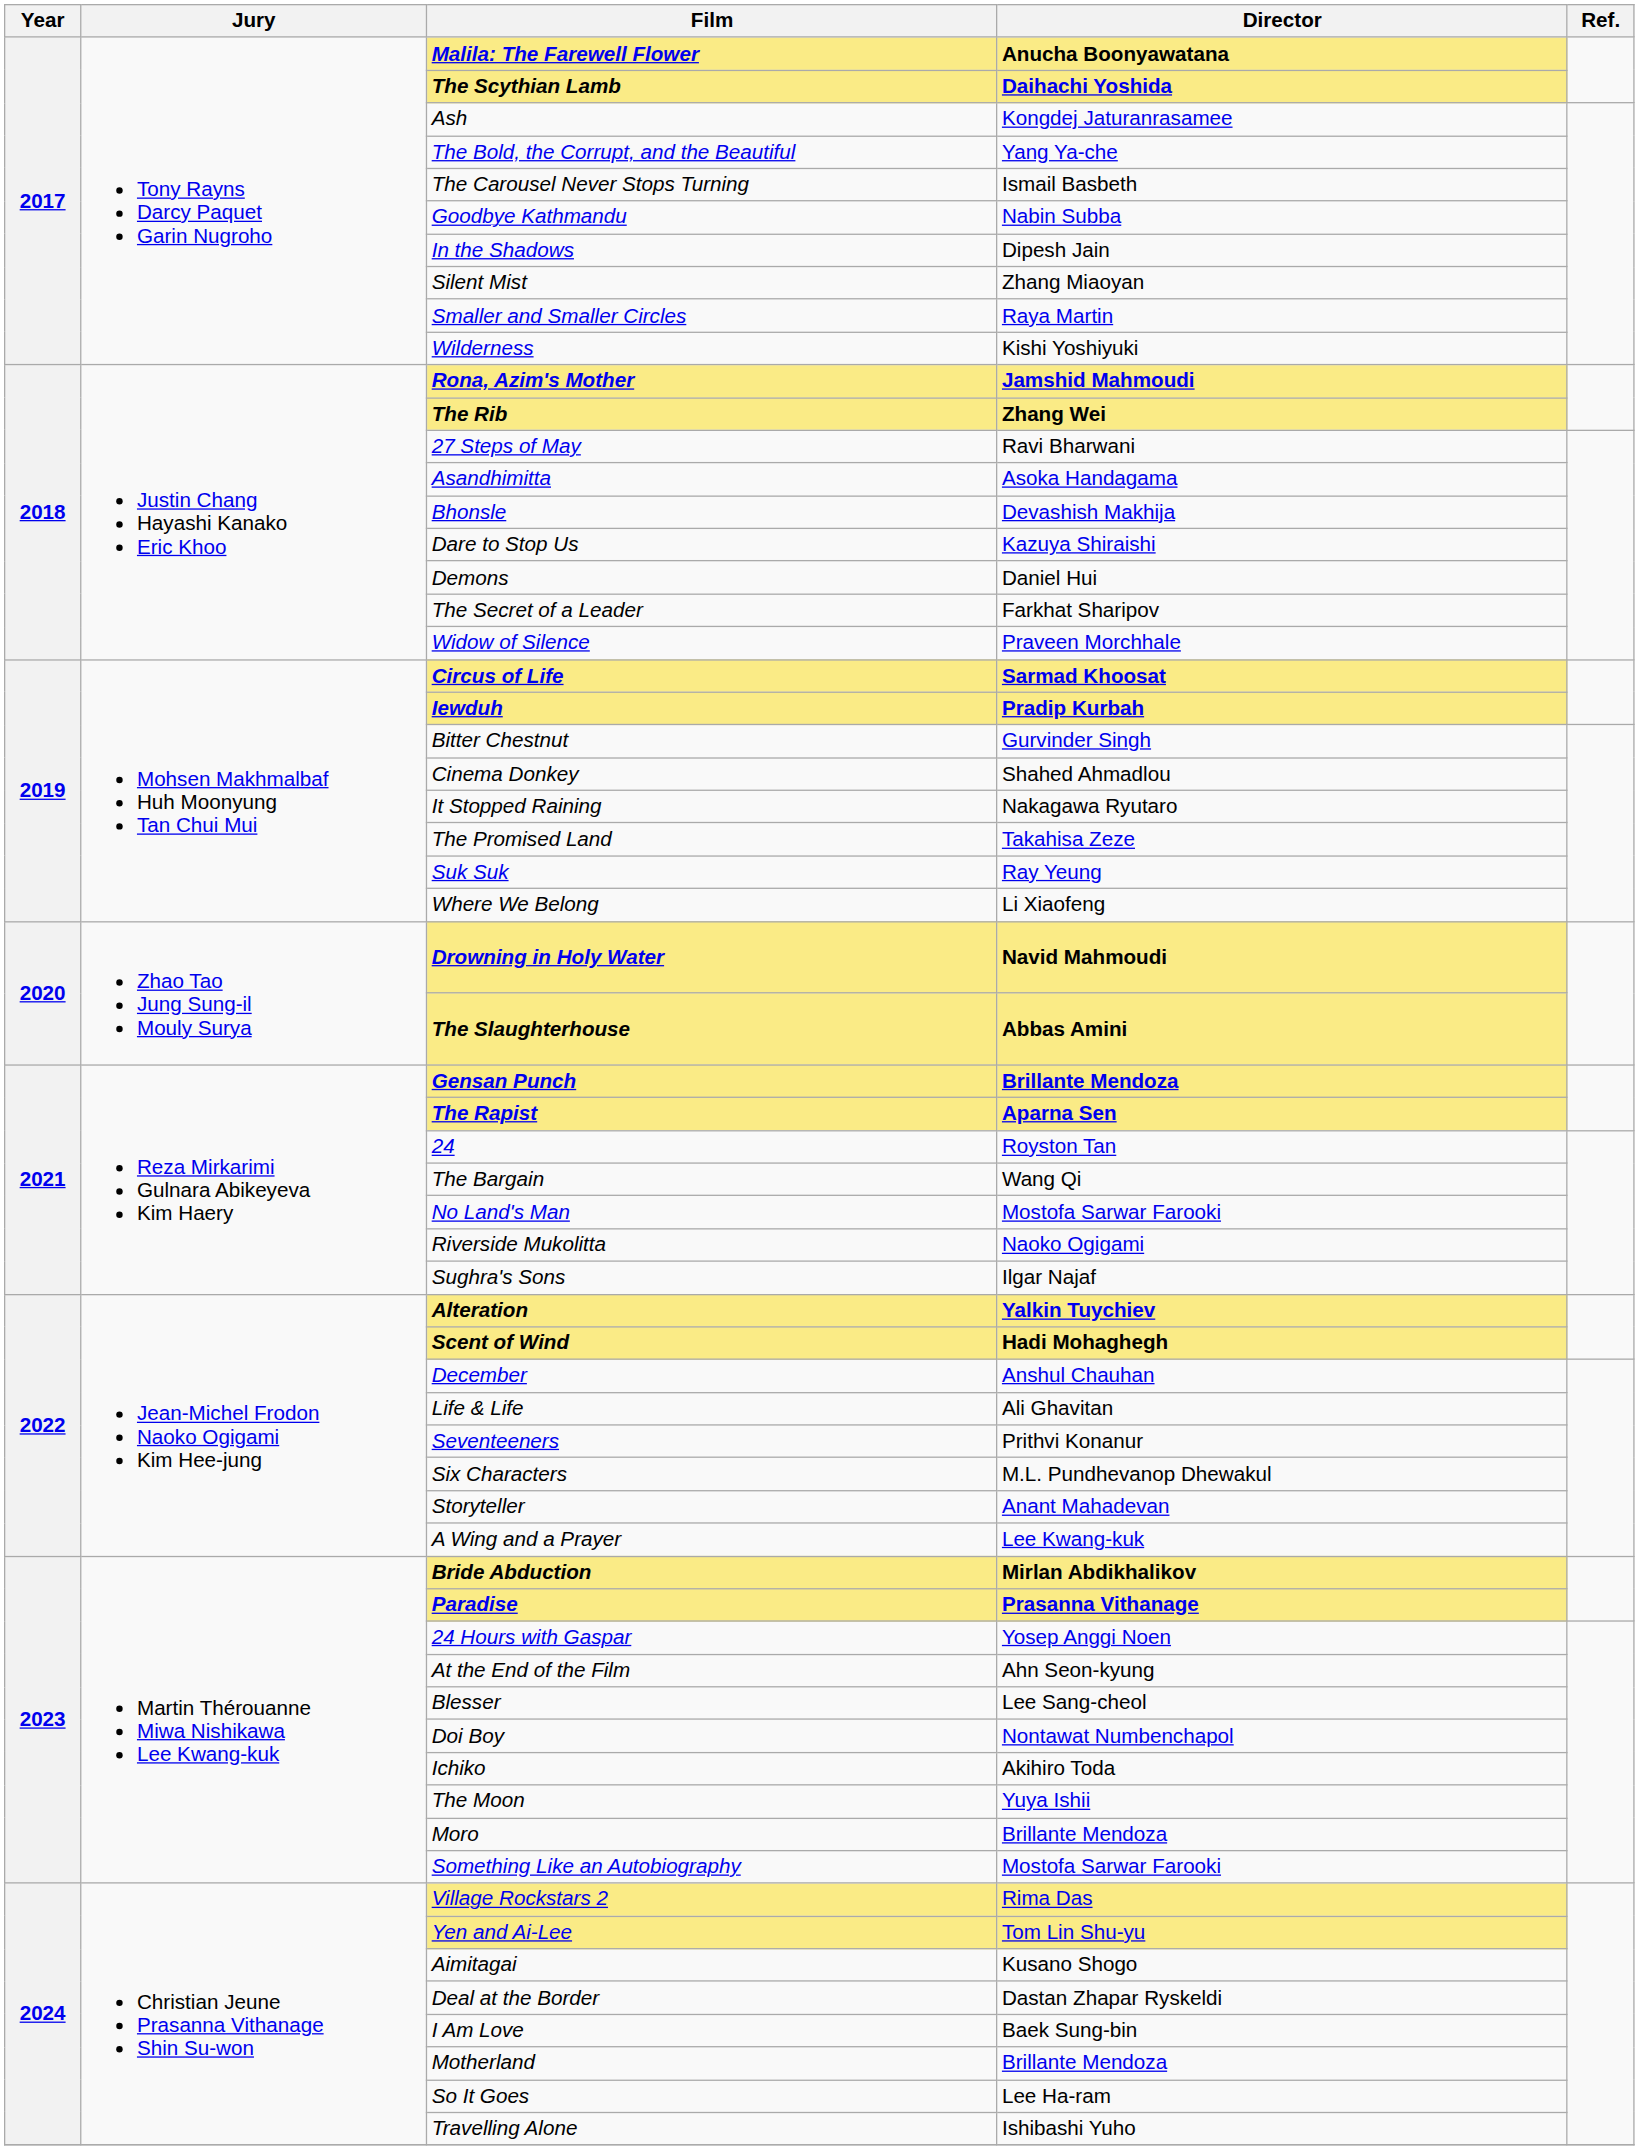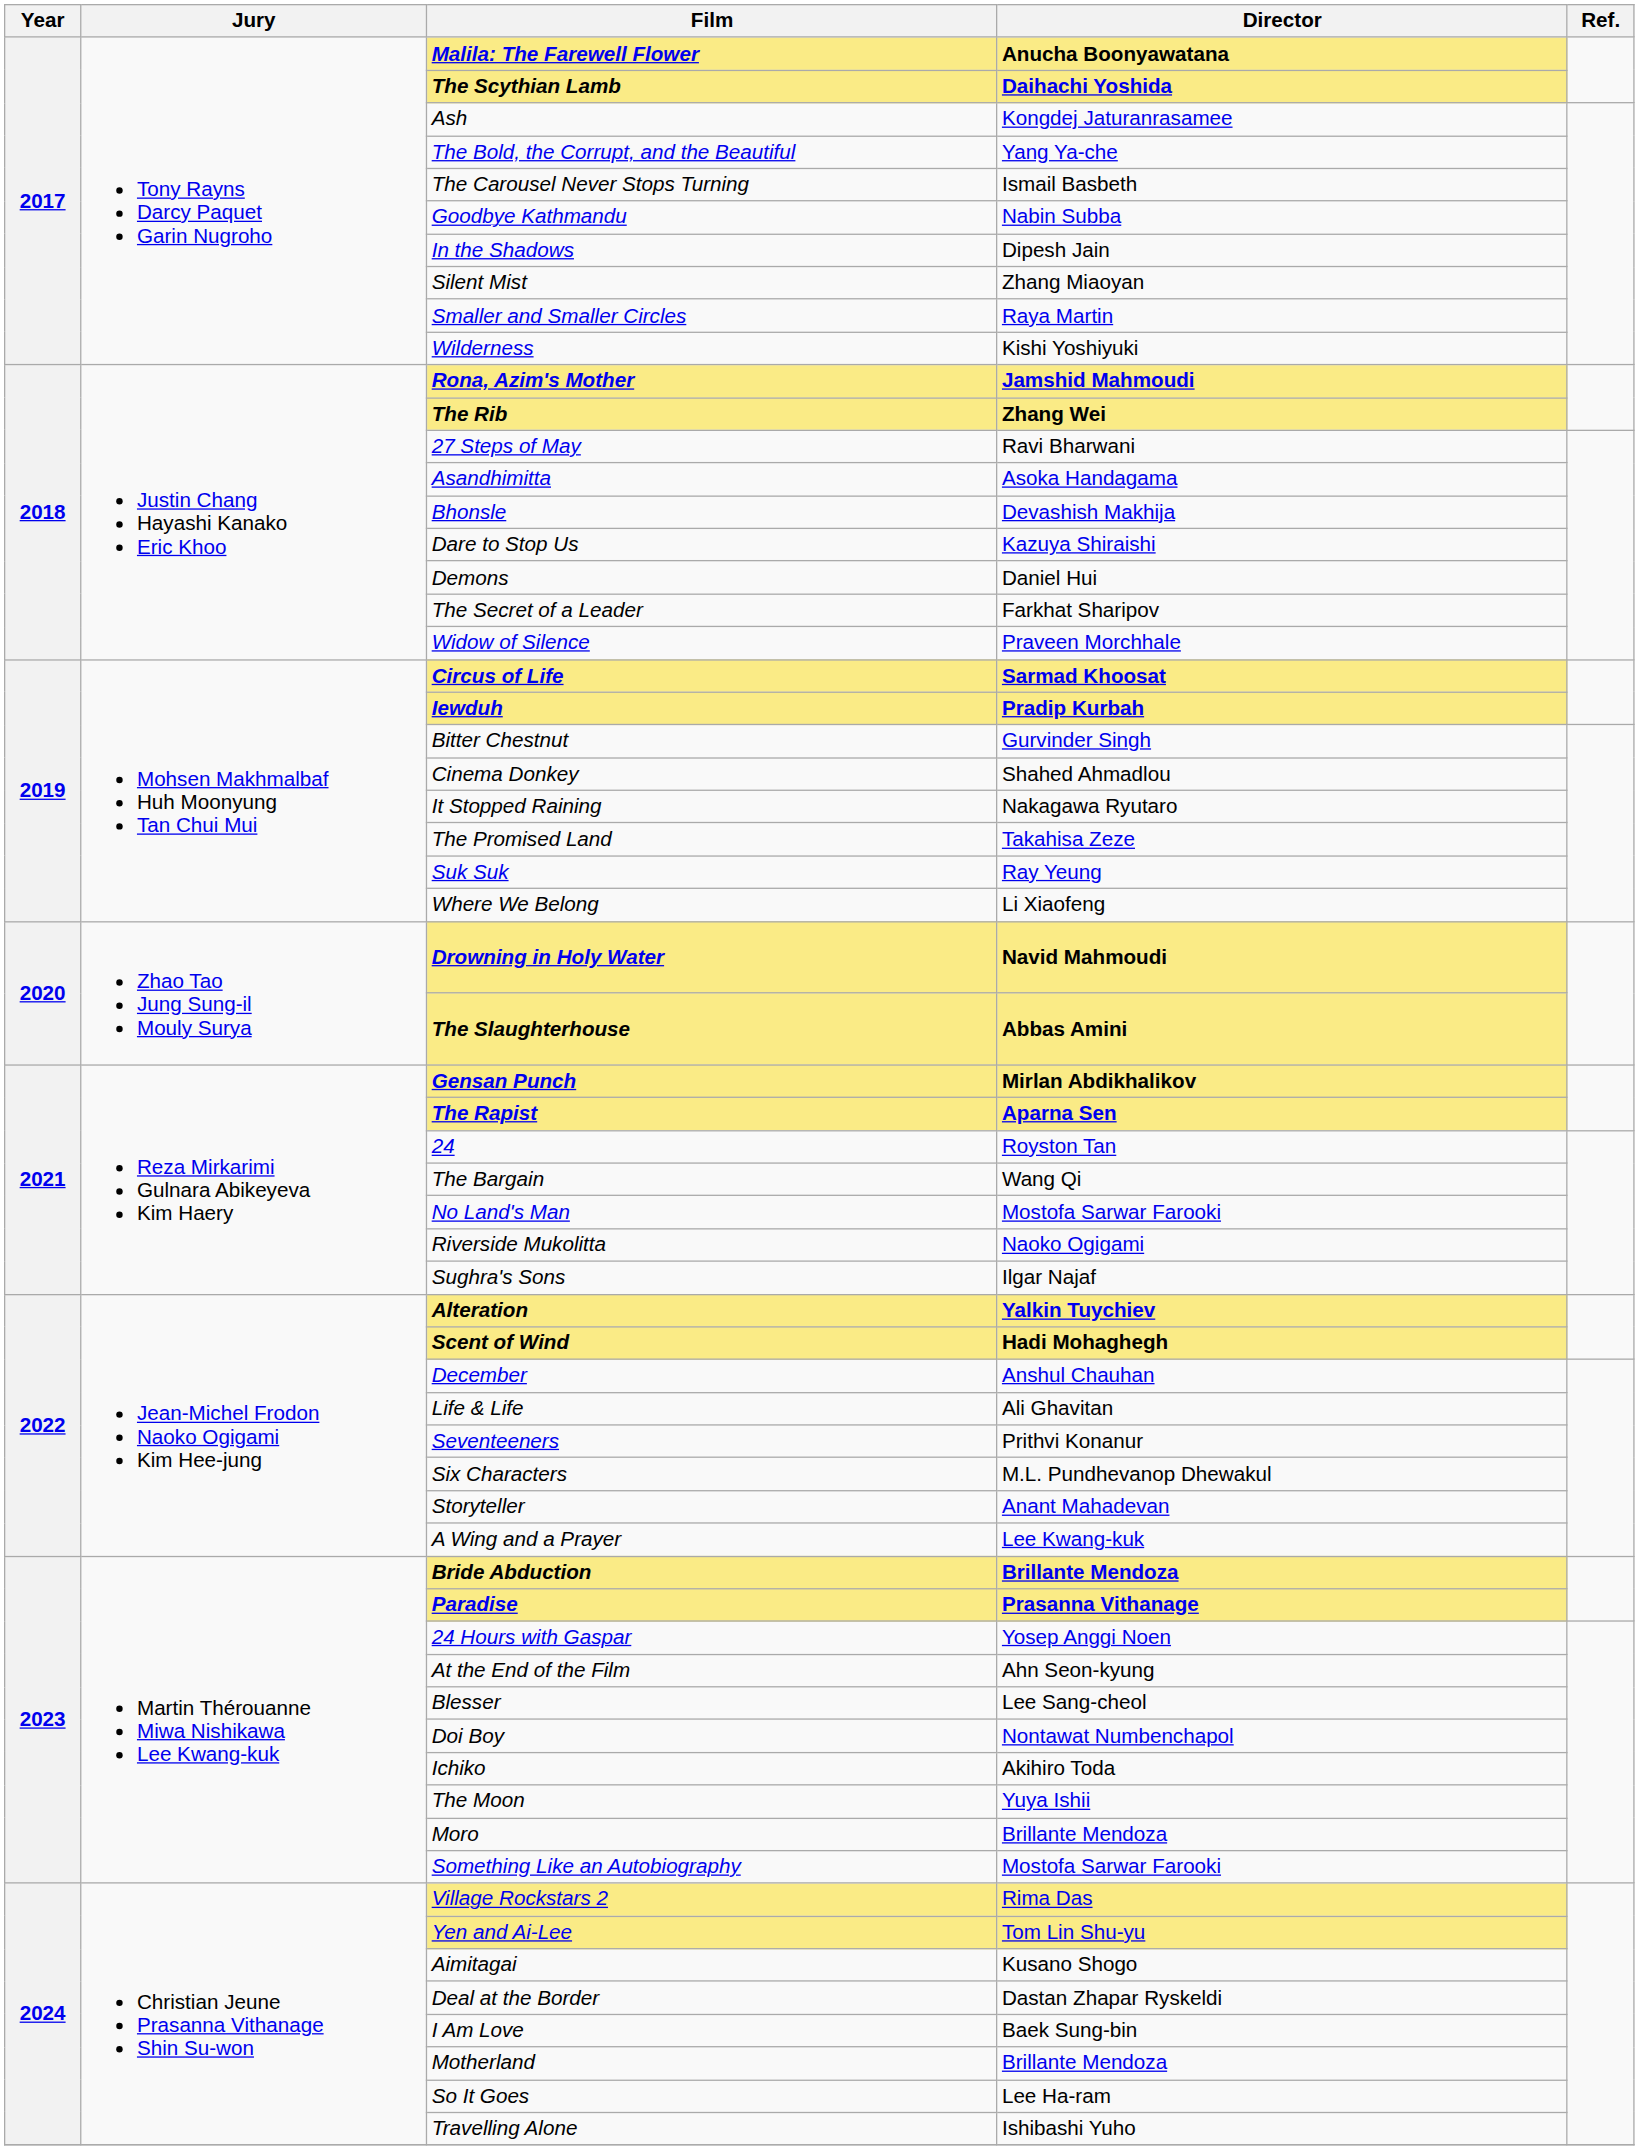(1090, 1081) Brillante Mendoza -> (1099, 1081) Mirlan Abdikhalikov
(1099, 1572) Mirlan Abdikhalikov -> (1090, 1572) Brillante Mendoza
